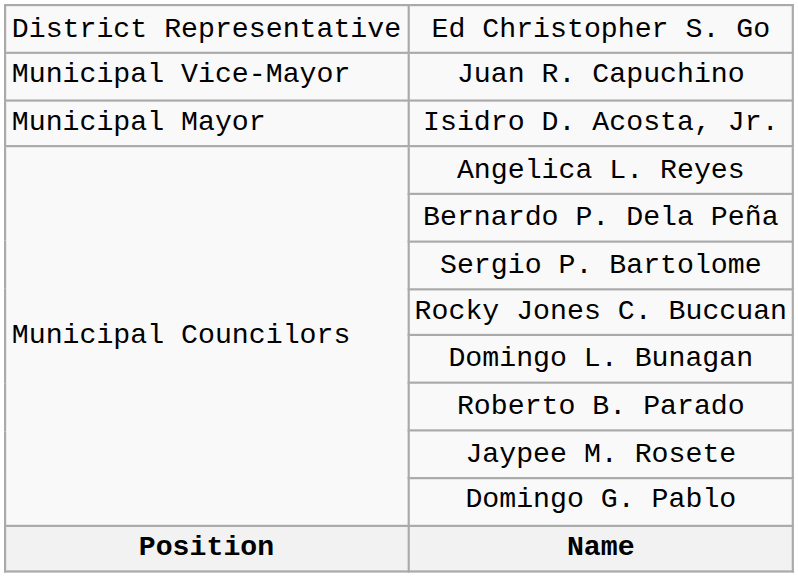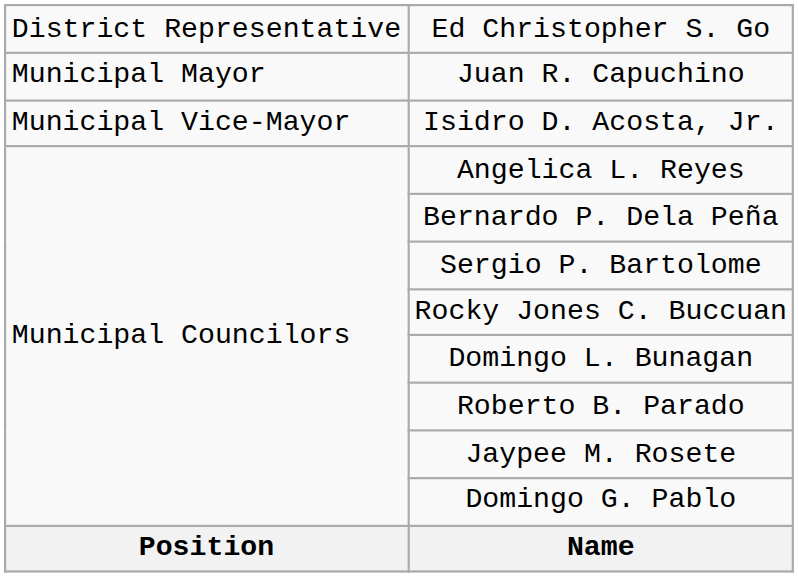(181, 75) Municipal Vice-Mayor -> (139, 75) Municipal Mayor
(139, 123) Municipal Mayor -> (181, 123) Municipal Vice-Mayor
